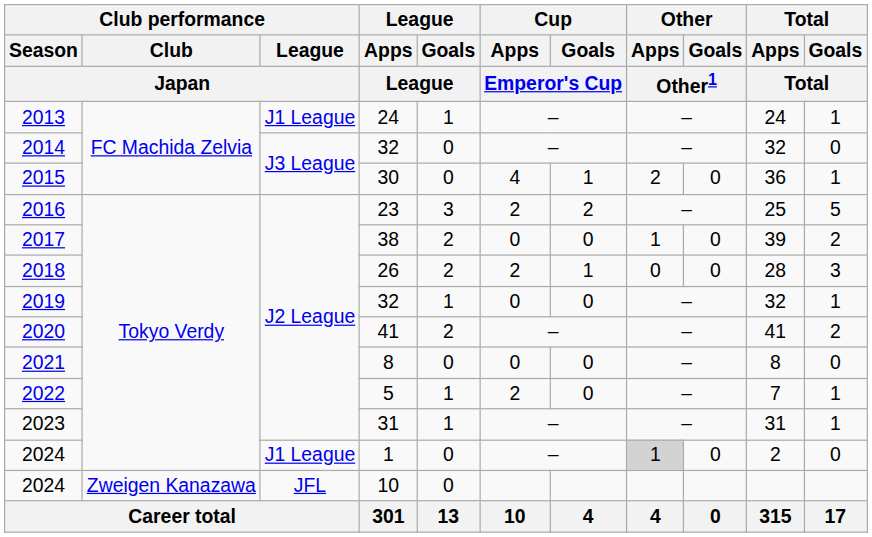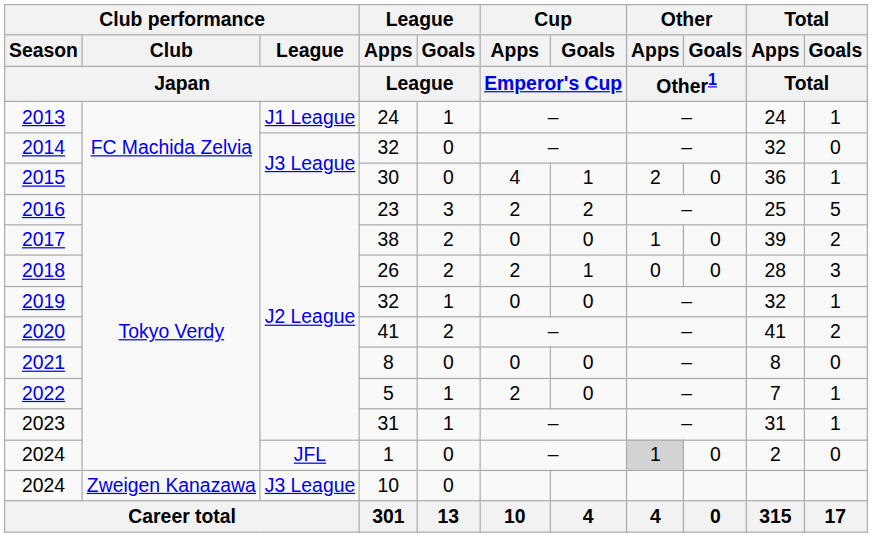(310, 454) J1 League -> (310, 454) JFL
(310, 485) JFL -> (310, 485) J3 League
